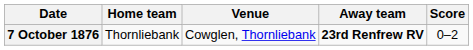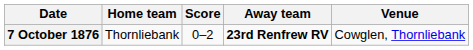columns swapped: (447, 14) <-> (250, 14)
